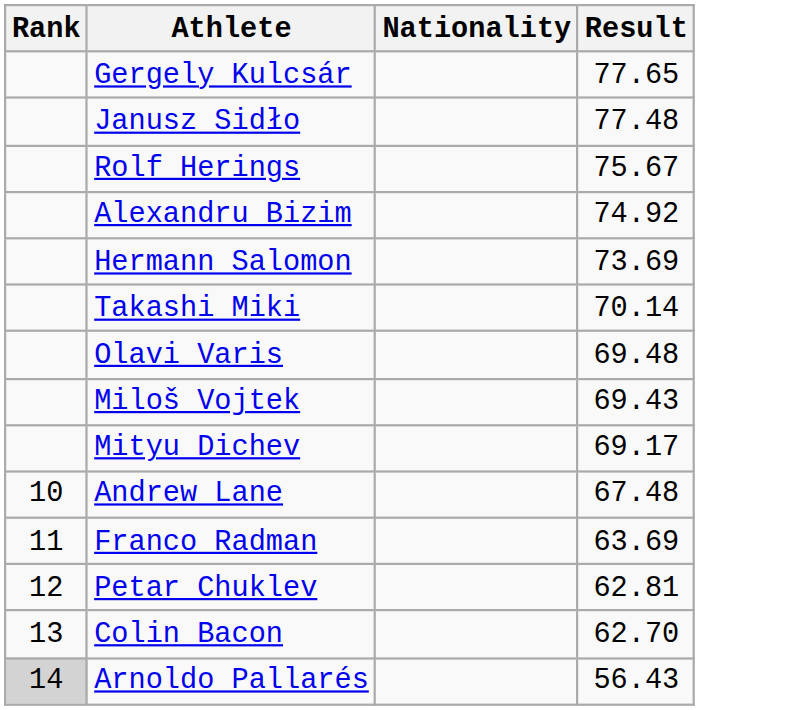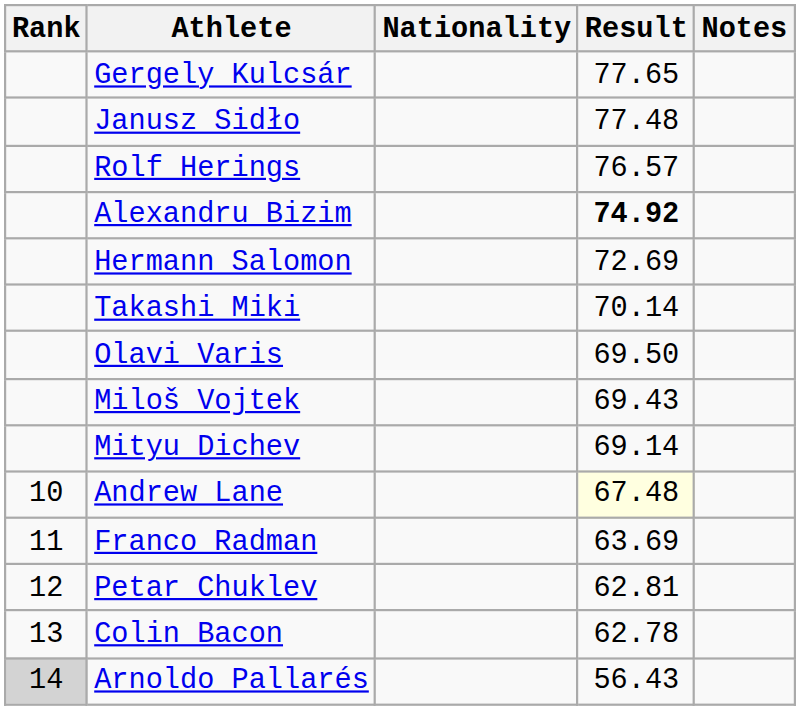+ column: (744, 28)
(636, 168) 75.67 -> (636, 168) 76.57
(636, 215) normal -> (636, 215) bold
(636, 261) 73.69 -> (636, 261) 72.69
(636, 355) 69.48 -> (636, 355) 69.50
(636, 448) 69.17 -> (636, 448) 69.14
(636, 495) no background -> (636, 495) lightyellow background
(636, 634) 62.70 -> (636, 634) 62.78
